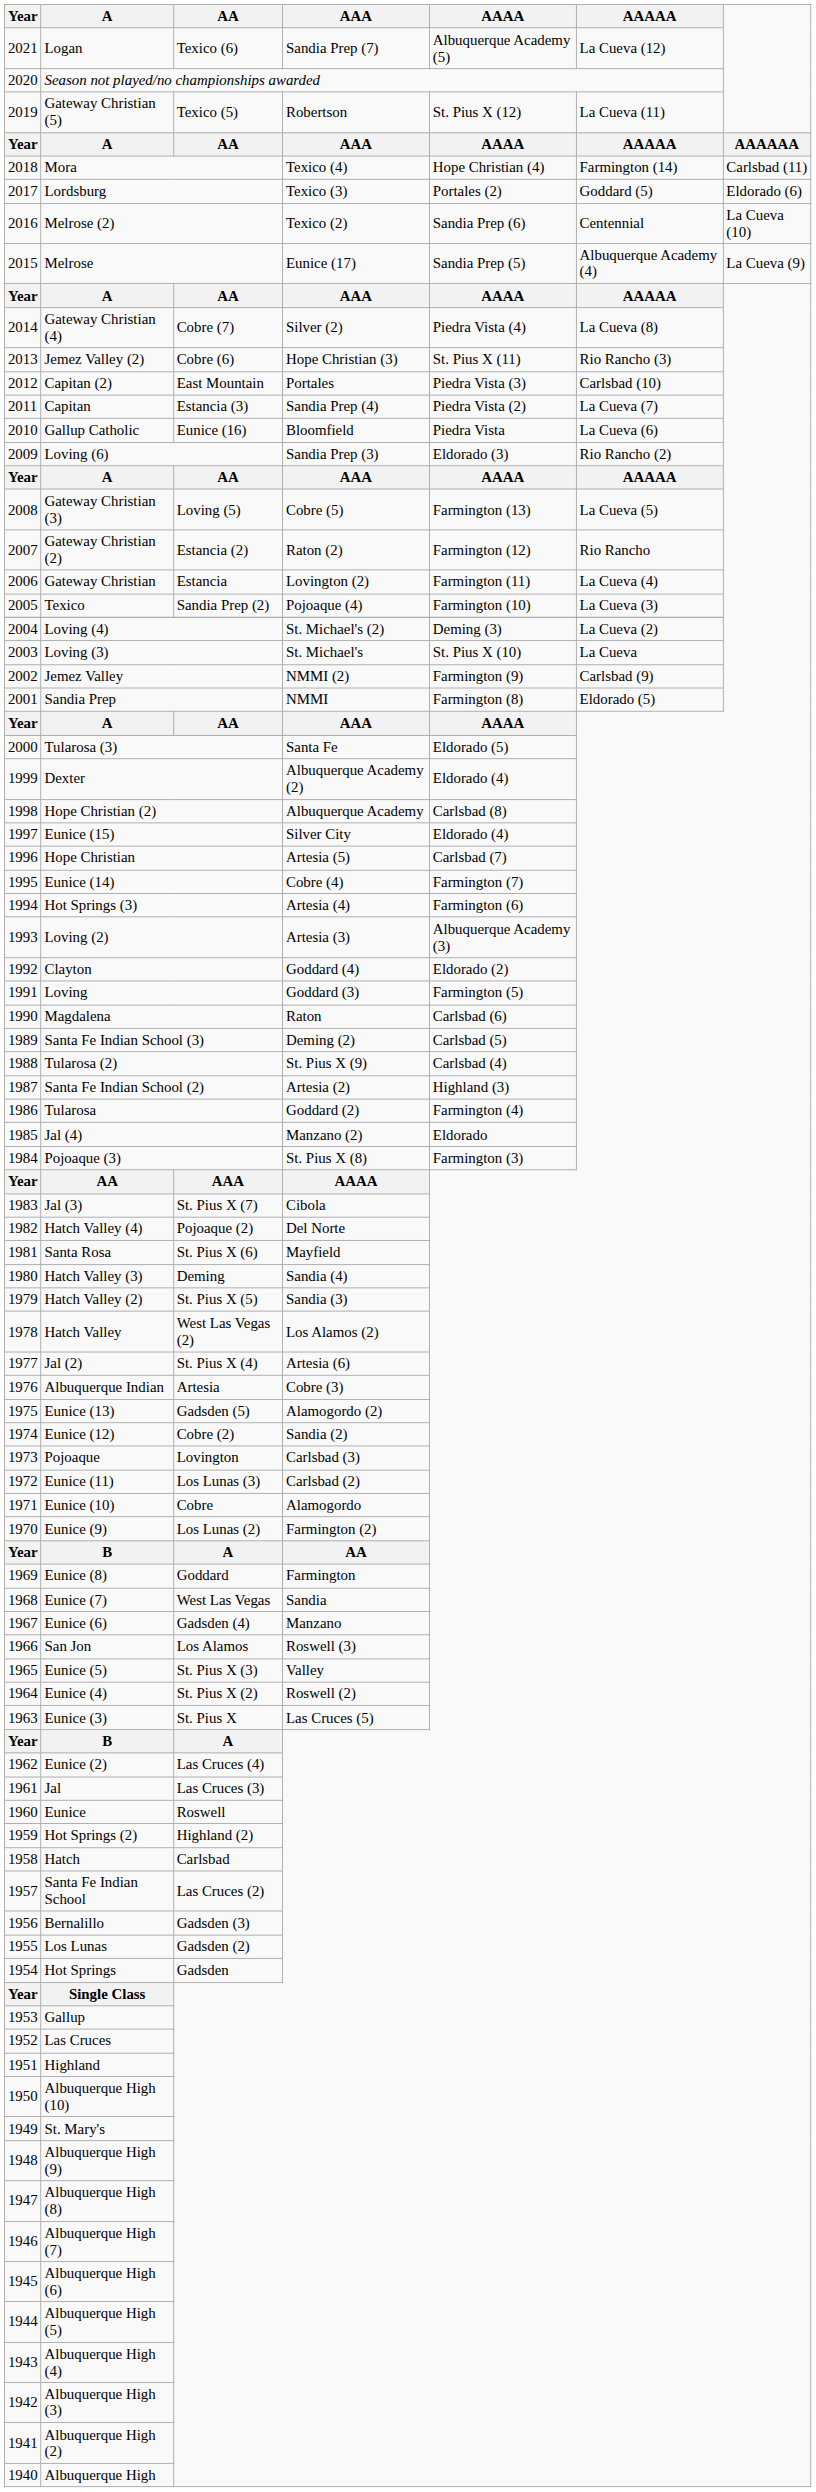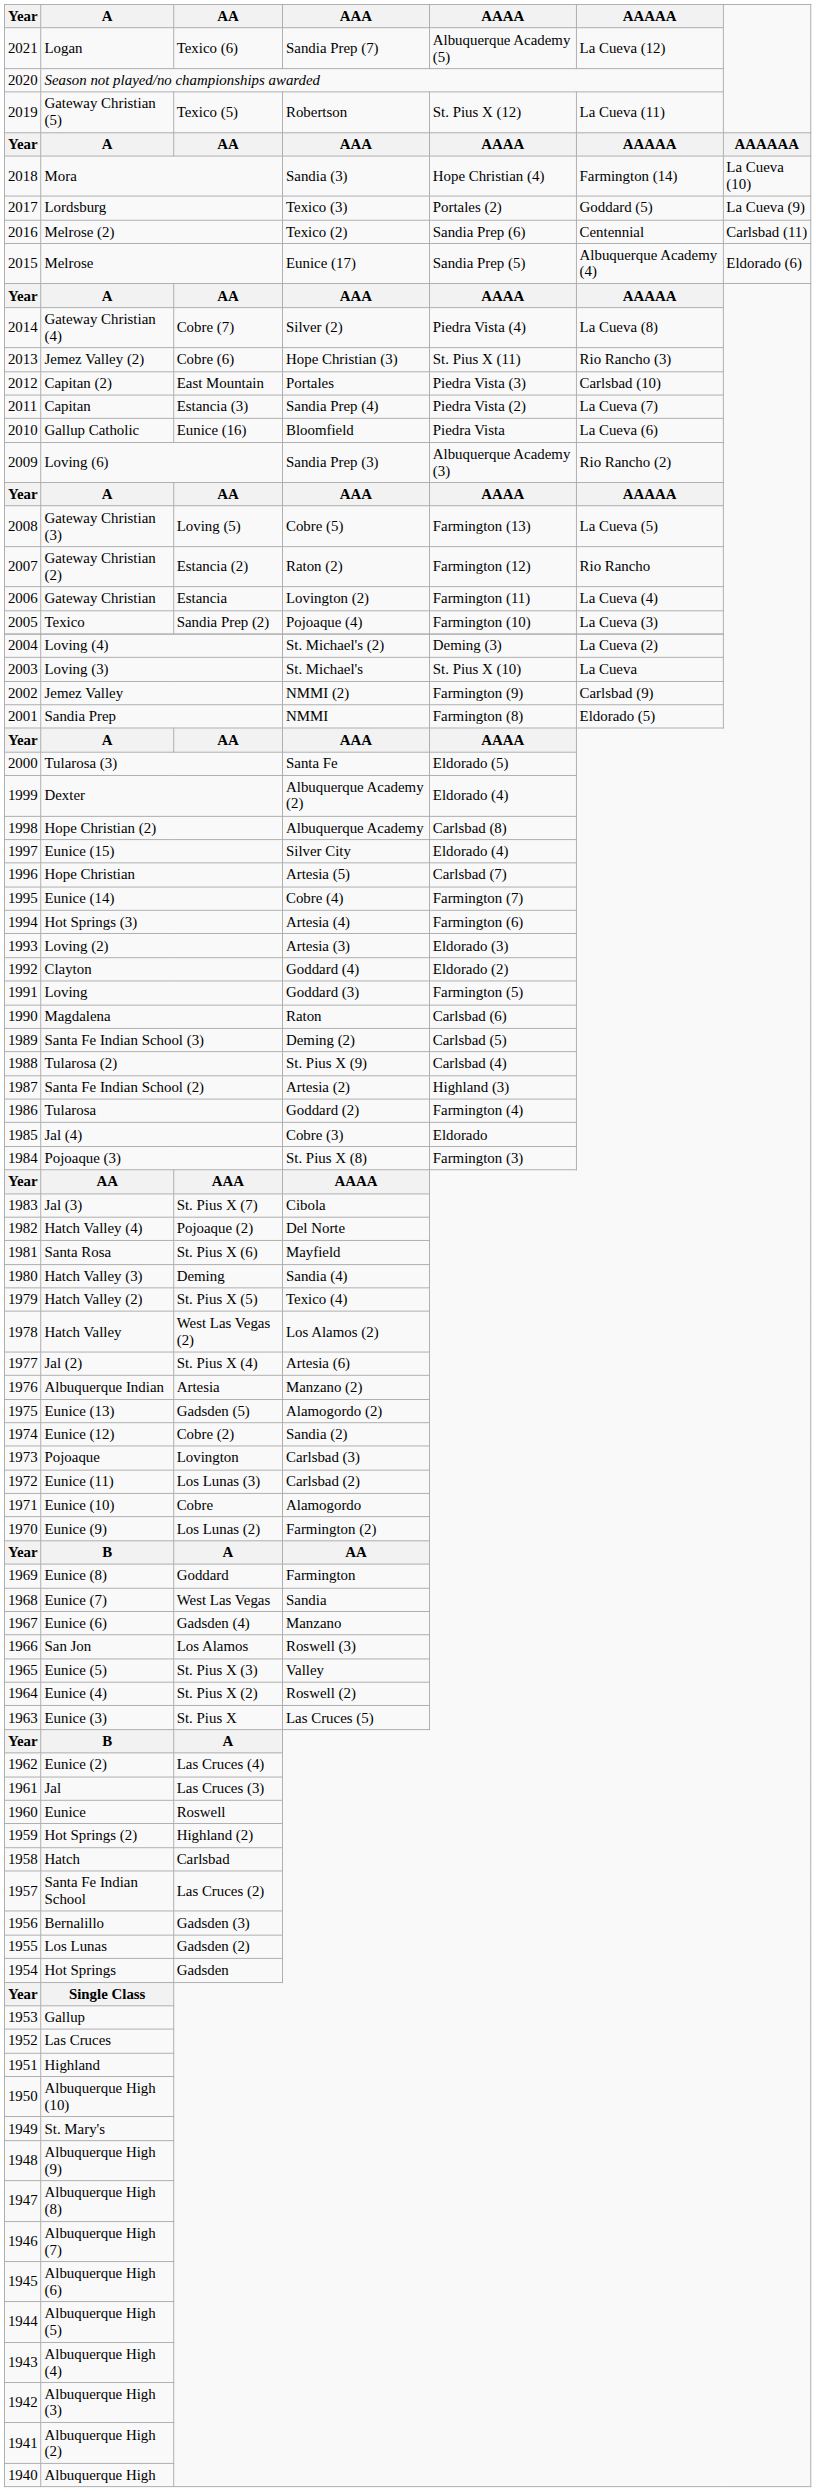(317, 167) Texico (4) -> (317, 176) Sandia (3)
(767, 167) Carlsbad (11) -> (755, 176) La Cueva (10)
(764, 191) Eldorado (6) -> (766, 208) La Cueva (9)
(755, 223) La Cueva (10) -> (767, 231) Carlsbad (11)
(766, 263) La Cueva (9) -> (764, 263) Eldorado (6)
(471, 453) Eldorado (3) -> (502, 462) Albuquerque Academy (3)
(502, 937) Albuquerque Academy (3) -> (471, 945) Eldorado (3)
(324, 1134) Manzano (2) -> (315, 1134) Cobre (3)
(317, 1299) Sandia (3) -> (317, 1299) Texico (4)
(315, 1387) Cobre (3) -> (324, 1387) Manzano (2)
